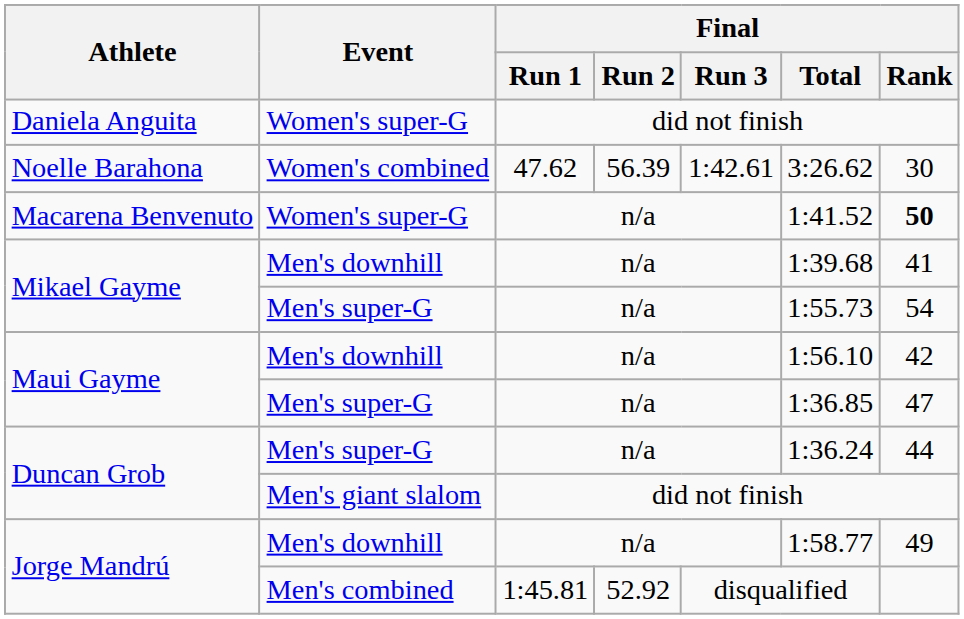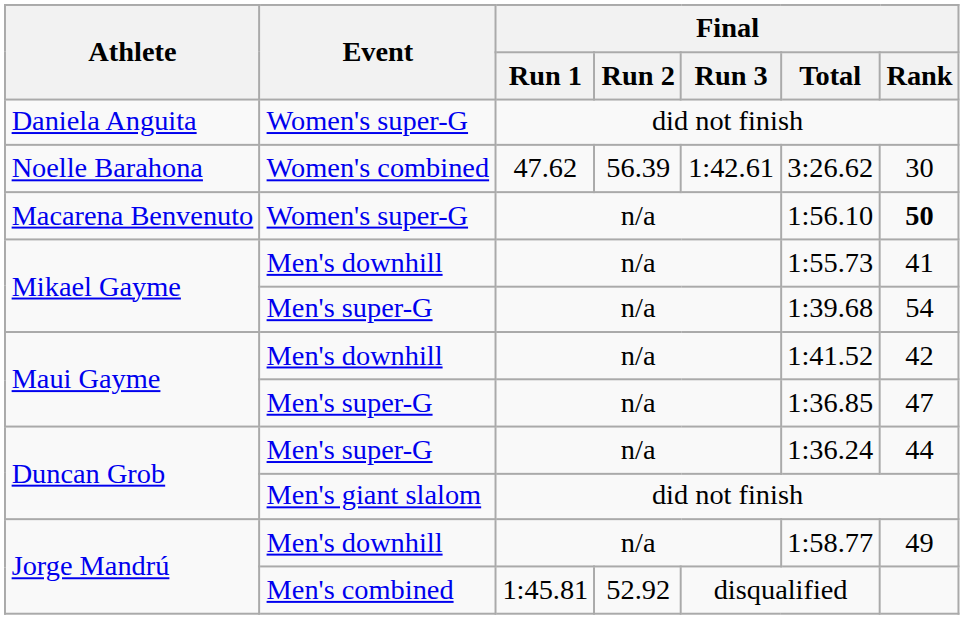(830, 215) 1:41.52 -> (830, 215) 1:56.10
(830, 262) 1:39.68 -> (830, 262) 1:55.73
(830, 309) 1:55.73 -> (830, 309) 1:39.68
(830, 355) 1:56.10 -> (830, 355) 1:41.52
